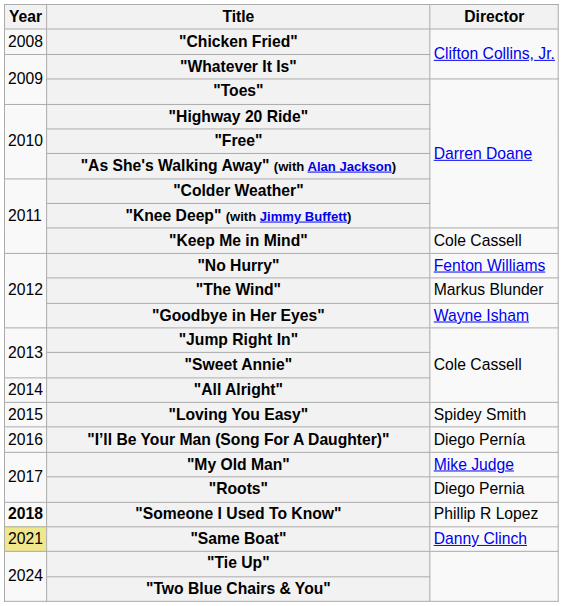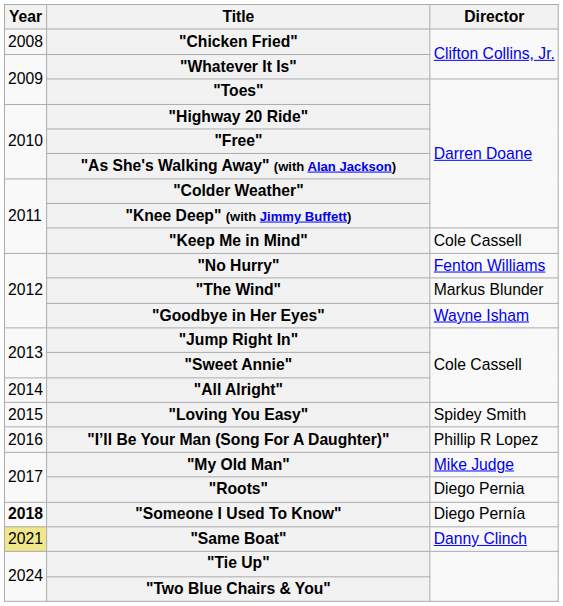(480, 439) Diego Pernía -> (486, 439) Phillip R Lopez
(486, 514) Phillip R Lopez -> (480, 514) Diego Pernía
